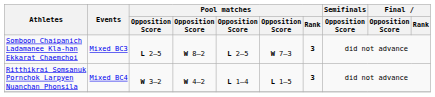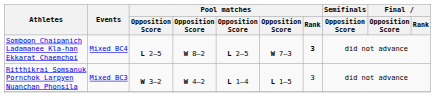(109, 49) Mixed BC3 -> (109, 49) Mixed BC4
(109, 78) Mixed BC4 -> (109, 78) Mixed BC3
(313, 78) bold -> (313, 78) normal
